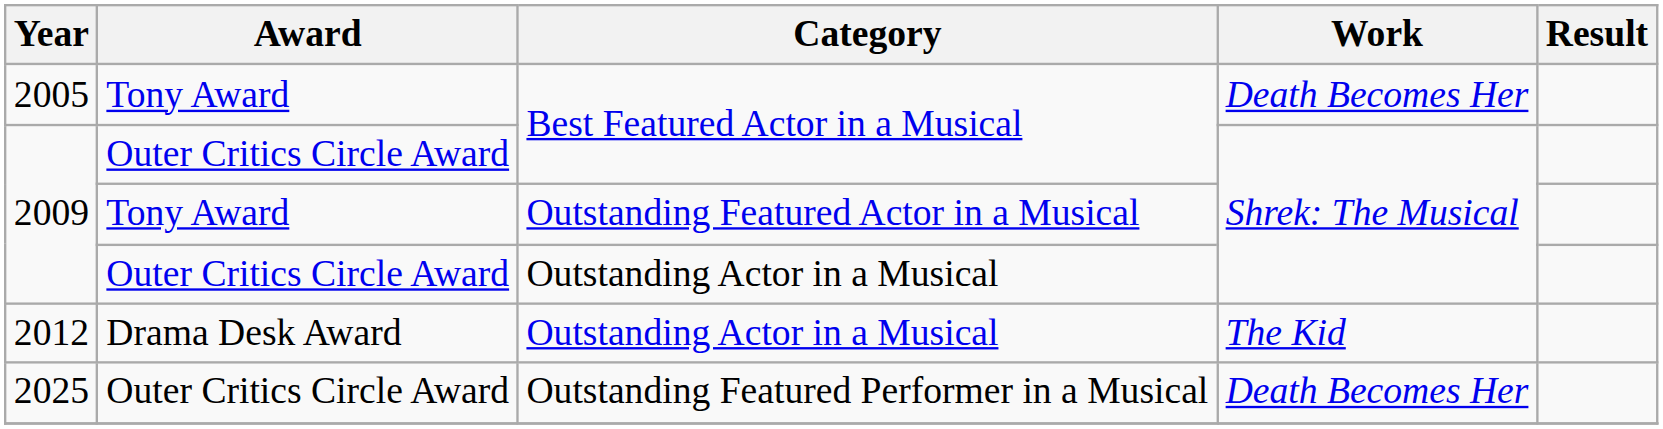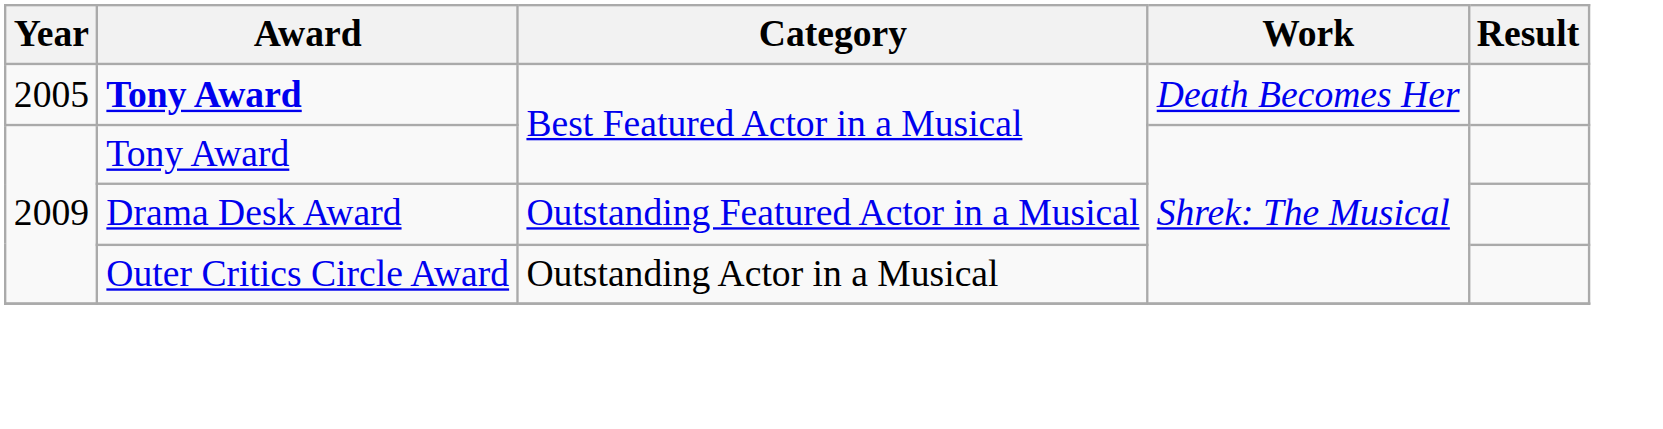(198, 93) normal -> (204, 93) bold
(308, 153) Outer Critics Circle Award -> (198, 153) Tony Award
(198, 213) Tony Award -> (254, 213) Drama Desk Award
- row: (51, 332)
- row: (51, 392)
